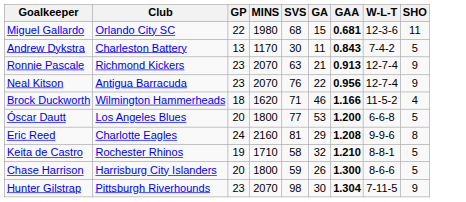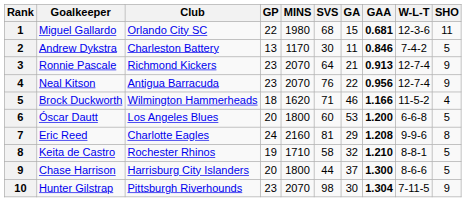+ column: (20, 13)
(347, 48) 0.843 -> (379, 48) 0.846
(295, 65) 63 -> (327, 65) 64
(295, 118) 77 -> (327, 118) 60
(295, 170) 59 -> (327, 170) 44
(320, 170) 26 -> (352, 170) 37
